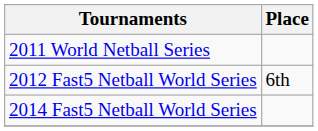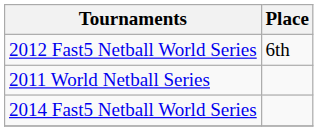rows swapped: (109, 49) <-> (133, 79)
